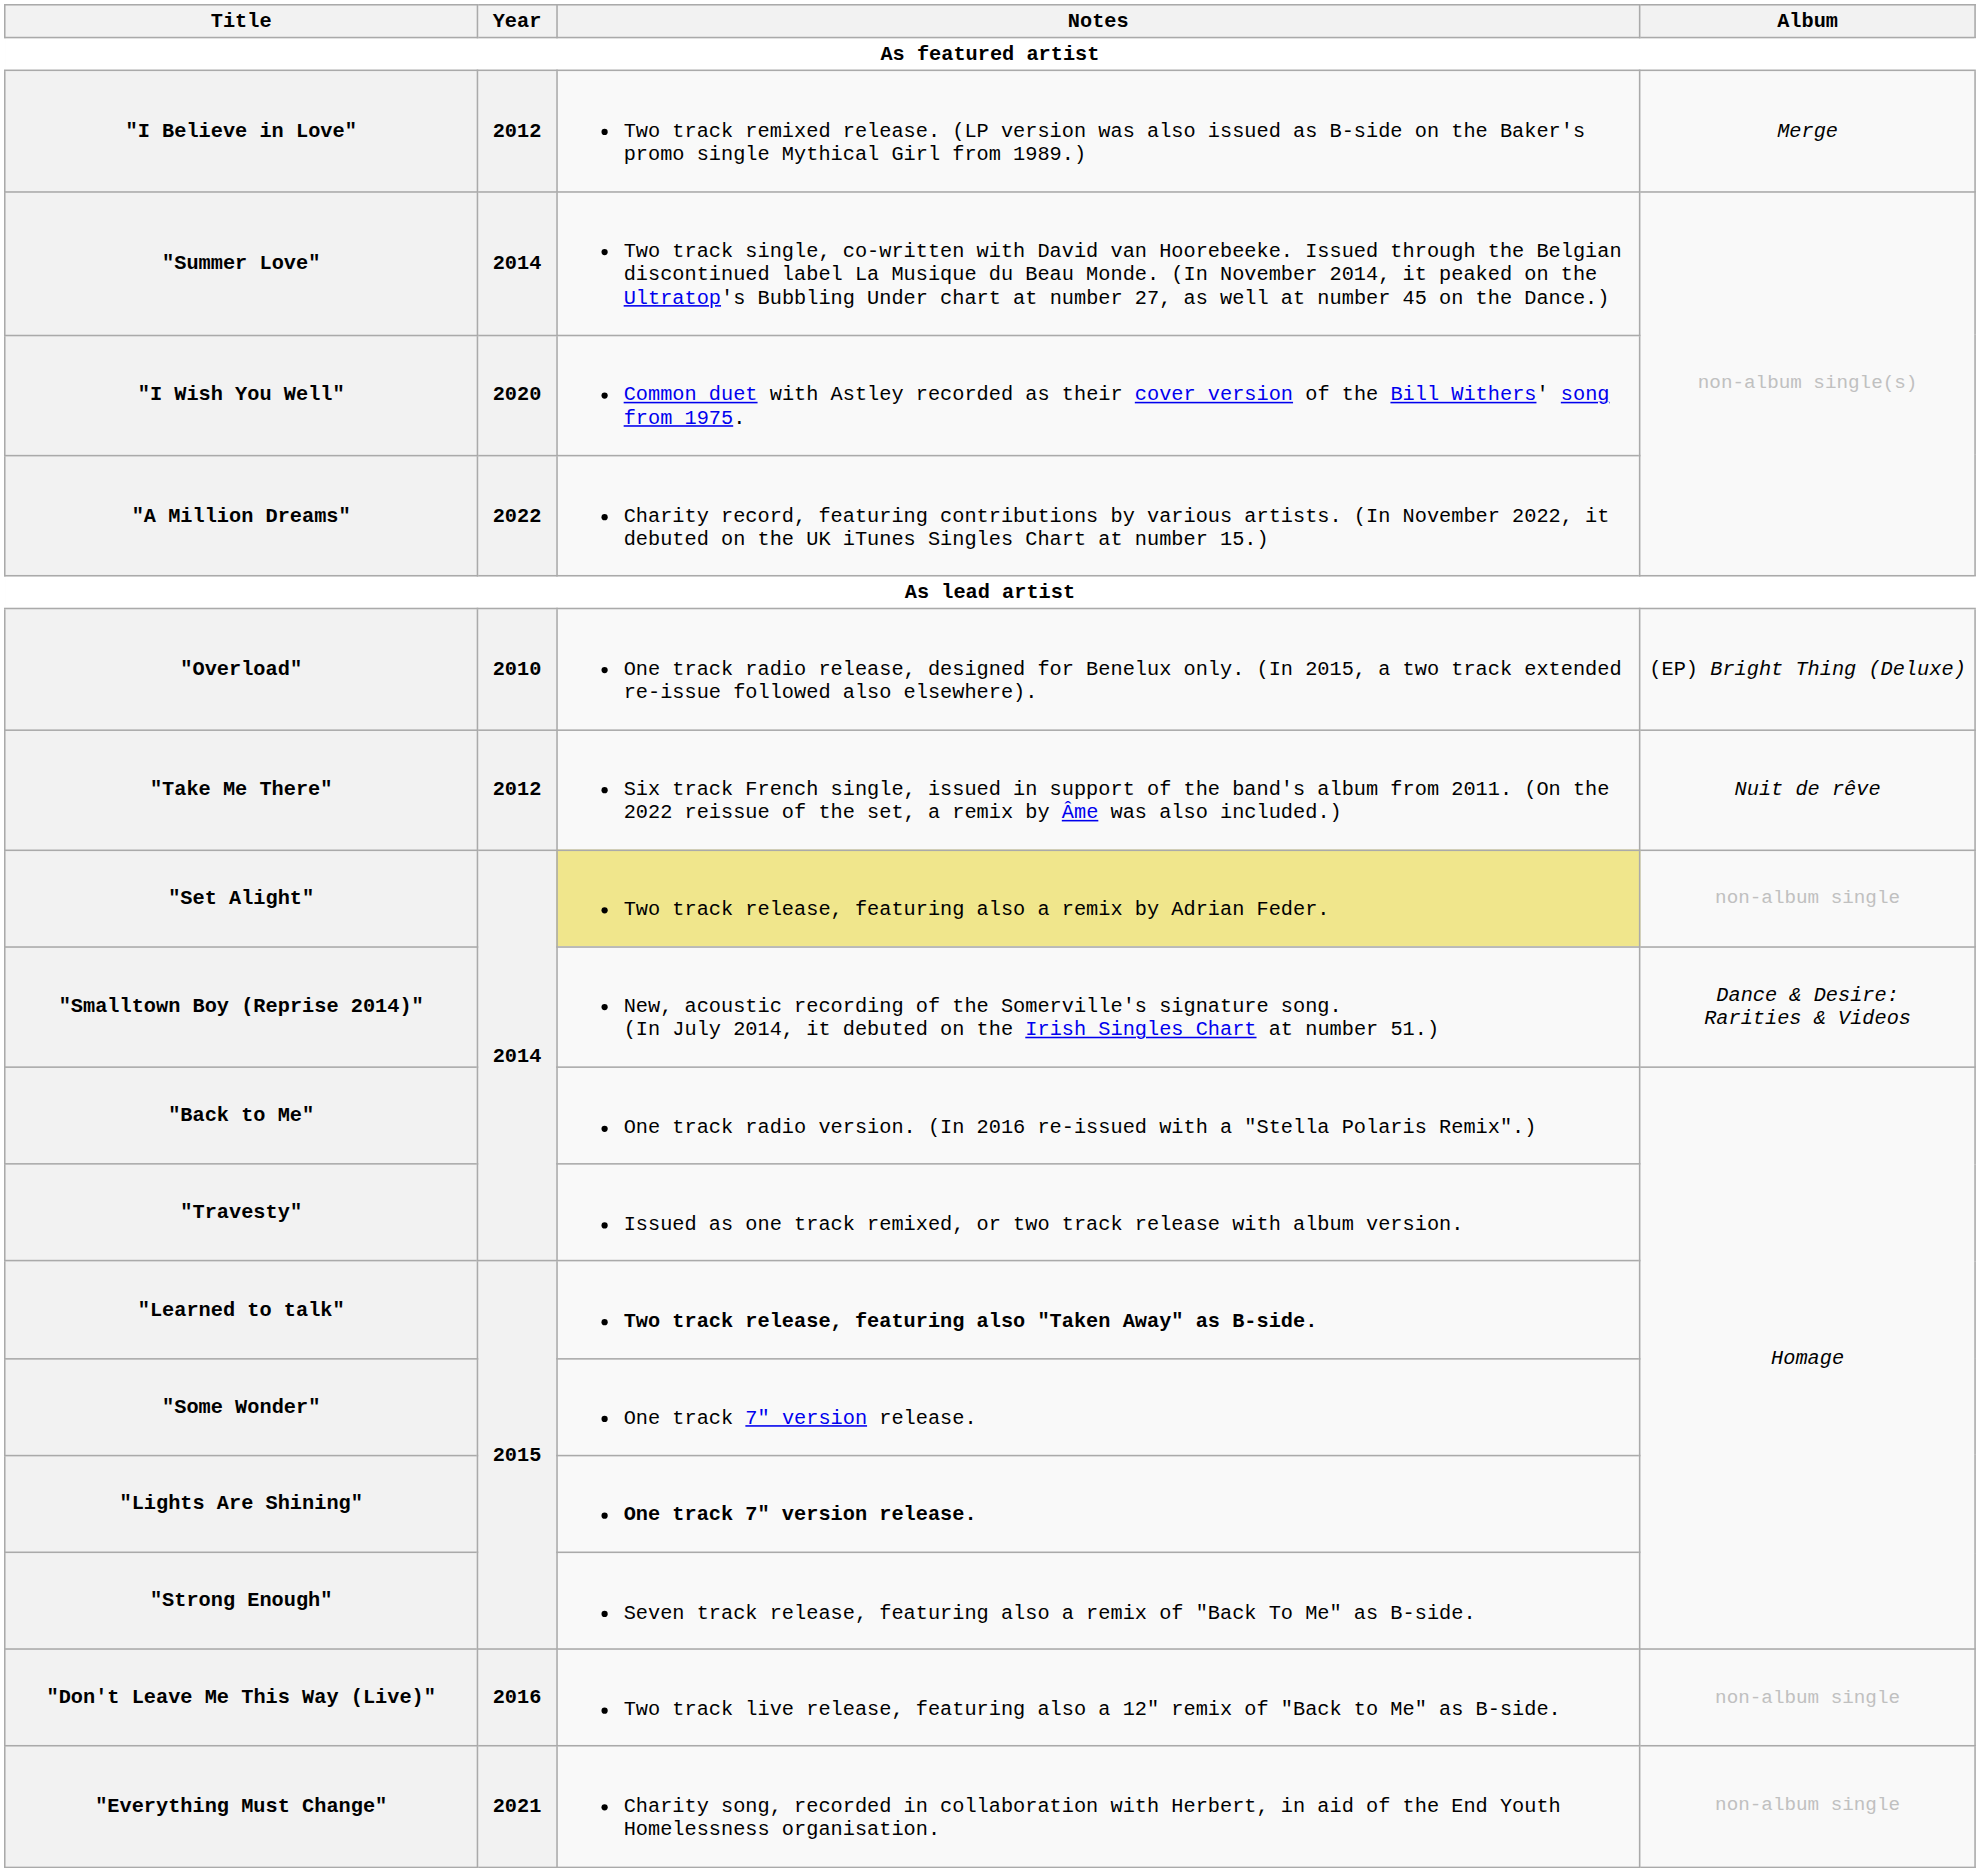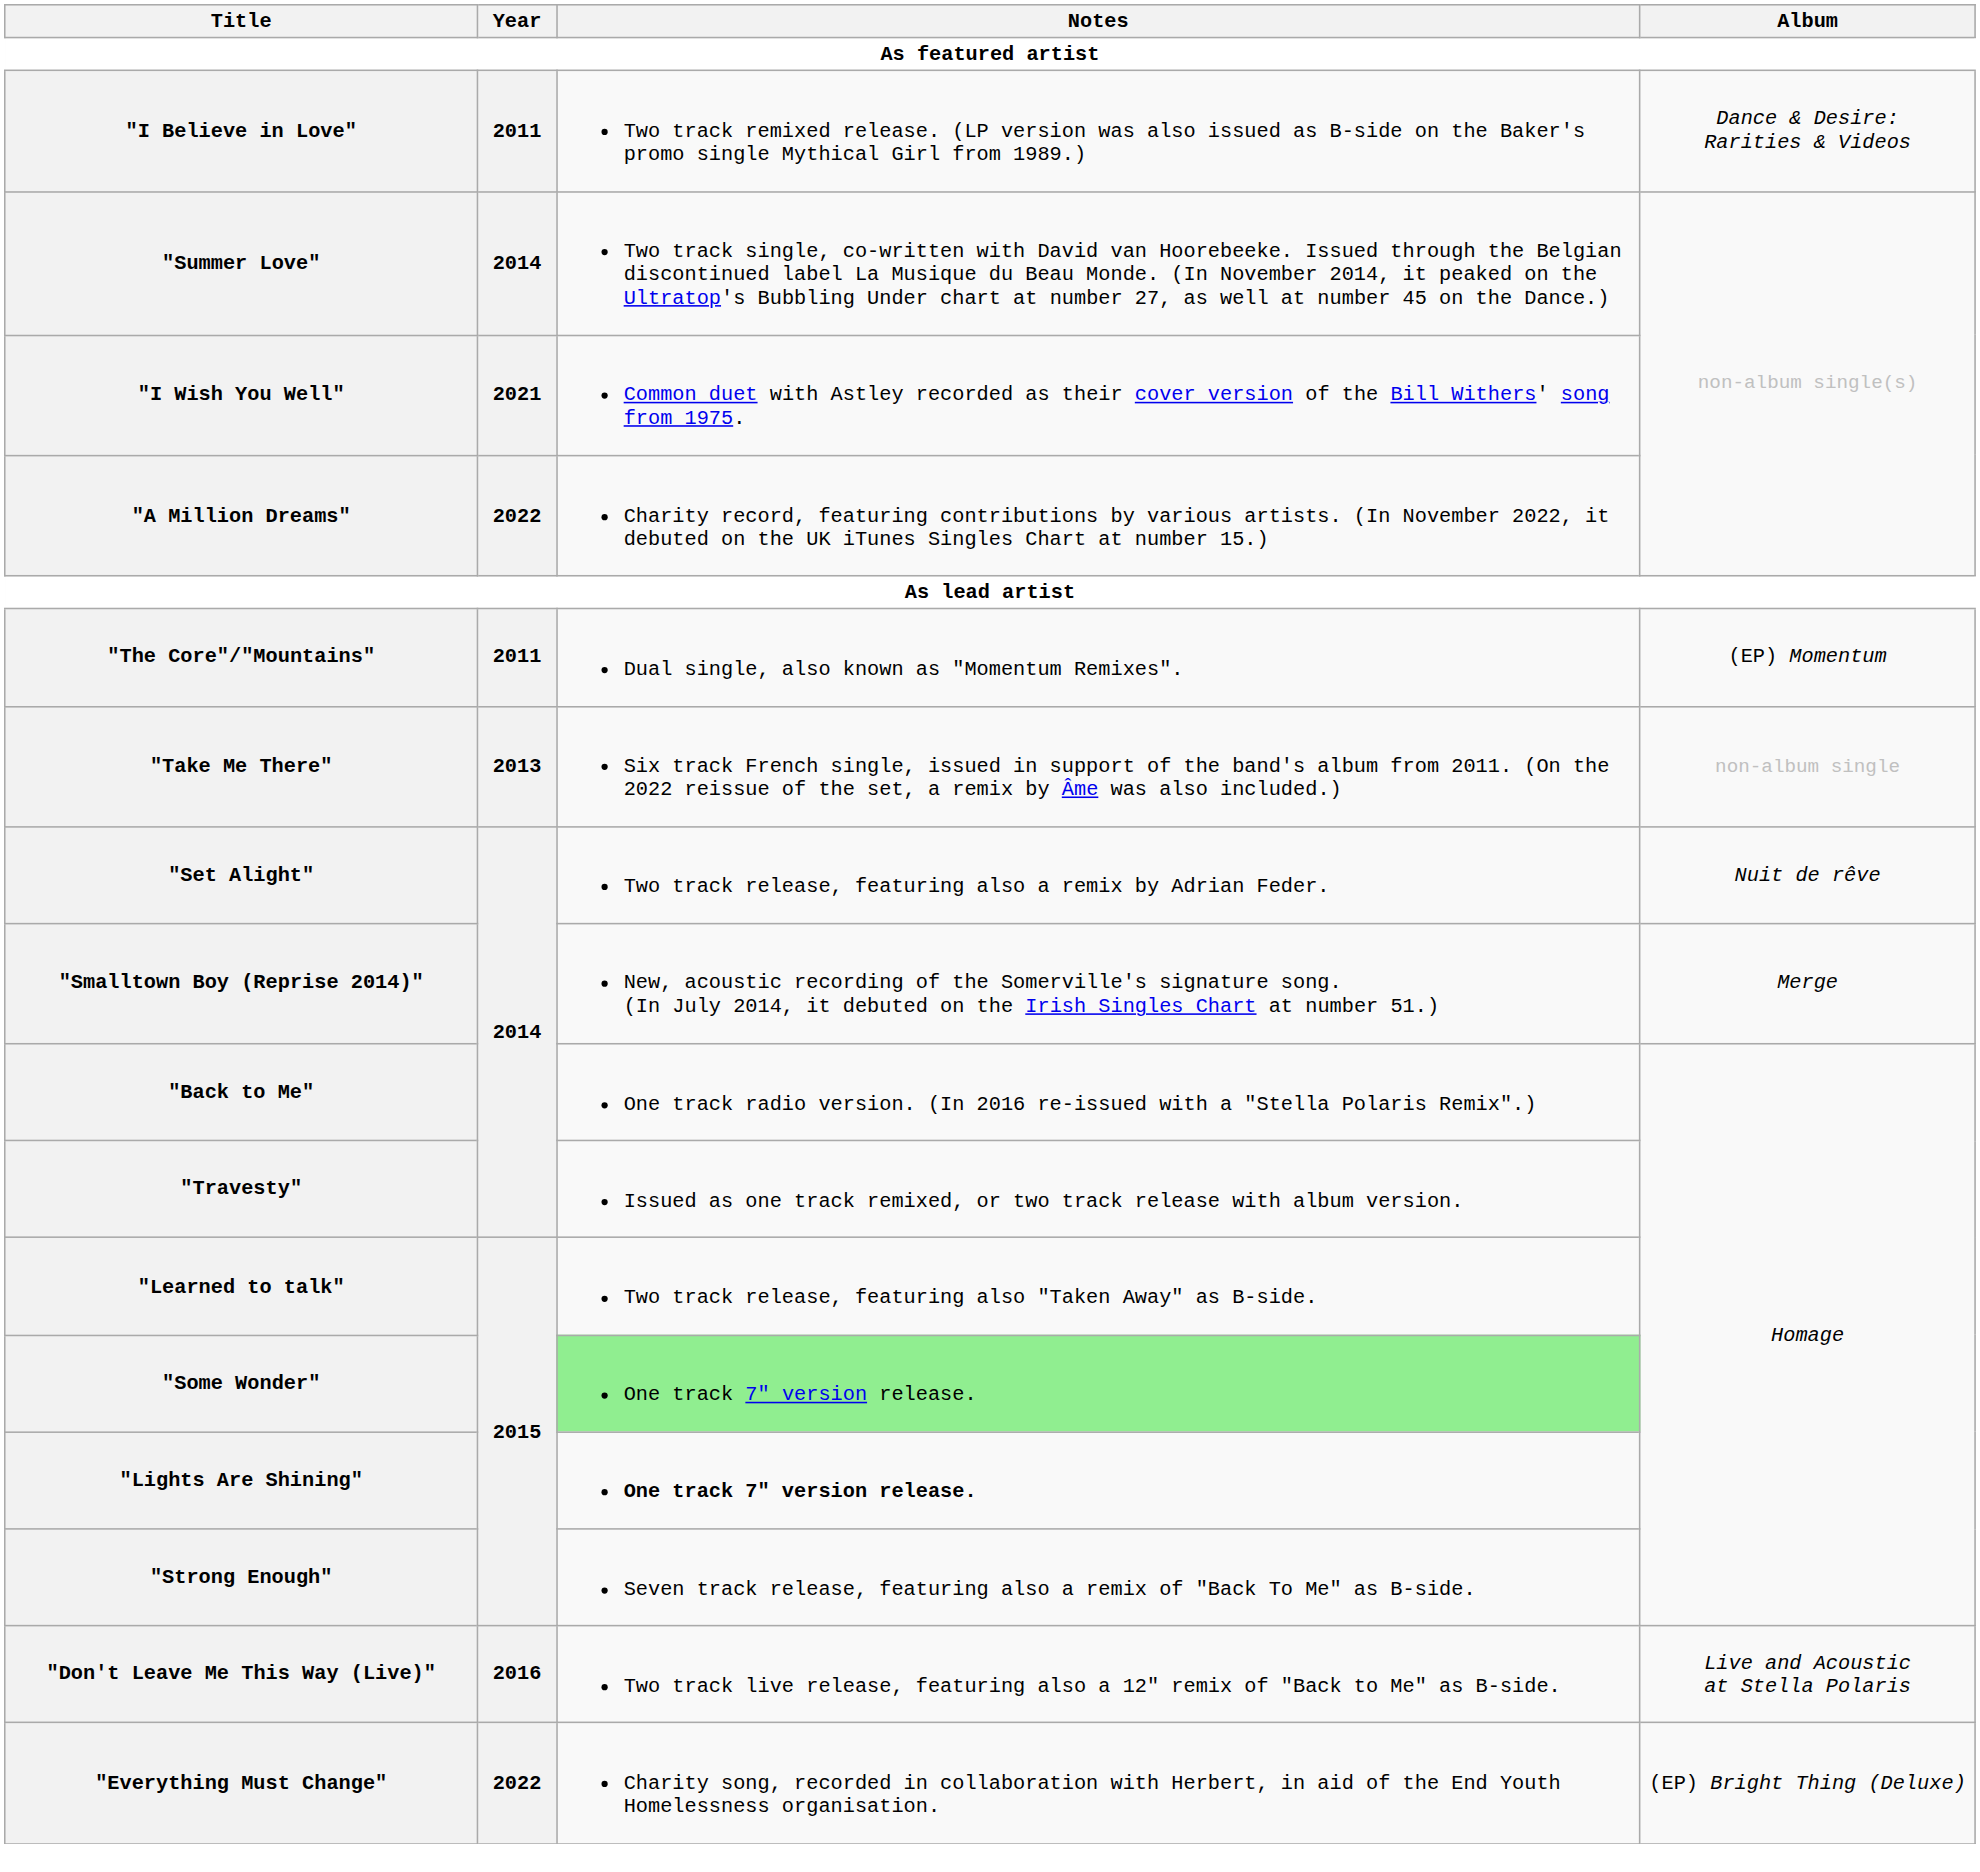(517, 131) 2012 -> (517, 131) 2011
(1808, 131) Merge -> (1808, 131) Dance & Desire: Rarities & Videos
(517, 395) 2020 -> (517, 395) 2021
- row: (241, 669)
+ row: (241, 657)
(517, 790) 2012 -> (517, 766) 2013
(1808, 790) Nuit de rêve -> (1808, 766) non-album single
(1098, 910) khaki background -> (1098, 887) no background
(1808, 898) non-album single -> (1808, 875) Nuit de rêve
(1808, 1007) Dance & Desire: Rarities & Videos -> (1808, 984) Merge
(1098, 1321) bold -> (1098, 1298) normal
(1098, 1418) no background -> (1098, 1395) lightgreen background
(1808, 1698) non-album single -> (1808, 1674) Live and Acoustic at Stella Polaris
(517, 1807) 2021 -> (517, 1783) 2022
(1808, 1807) non-album single -> (1808, 1783) (EP) Bright Thing (Deluxe)
